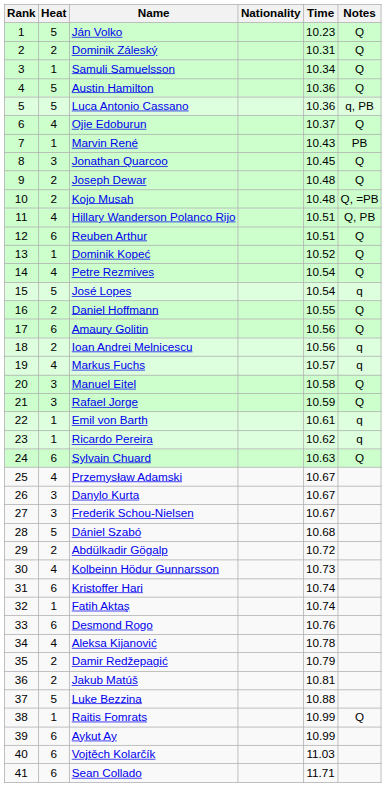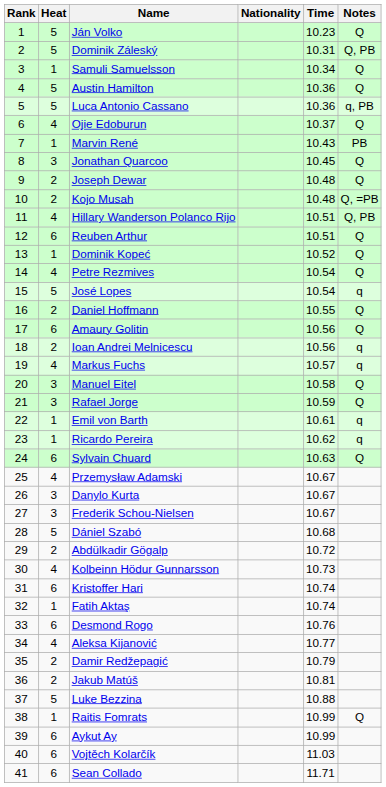(54, 50) 2 -> (54, 50) 5
(360, 50) Q -> (360, 50) Q, PB
(321, 643) 10.78 -> (321, 643) 10.77
